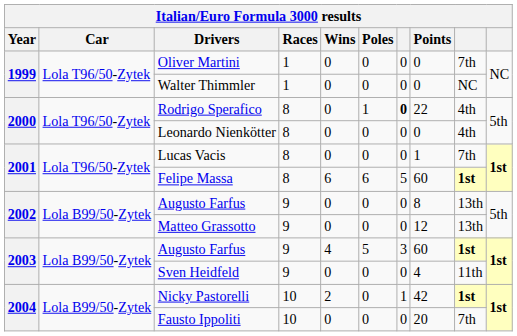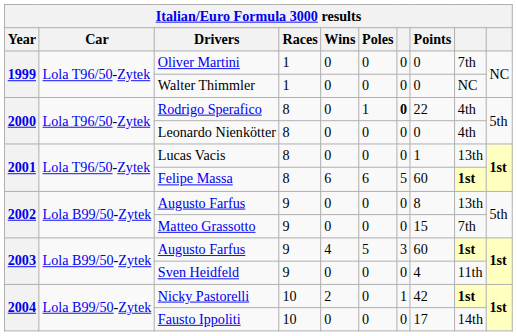(467, 156) 7th -> (470, 156) 13th
(421, 226) 12 -> (421, 226) 15
(470, 226) 13th -> (467, 226) 7th
(421, 319) 20 -> (421, 319) 17
(467, 319) 7th -> (470, 319) 14th
